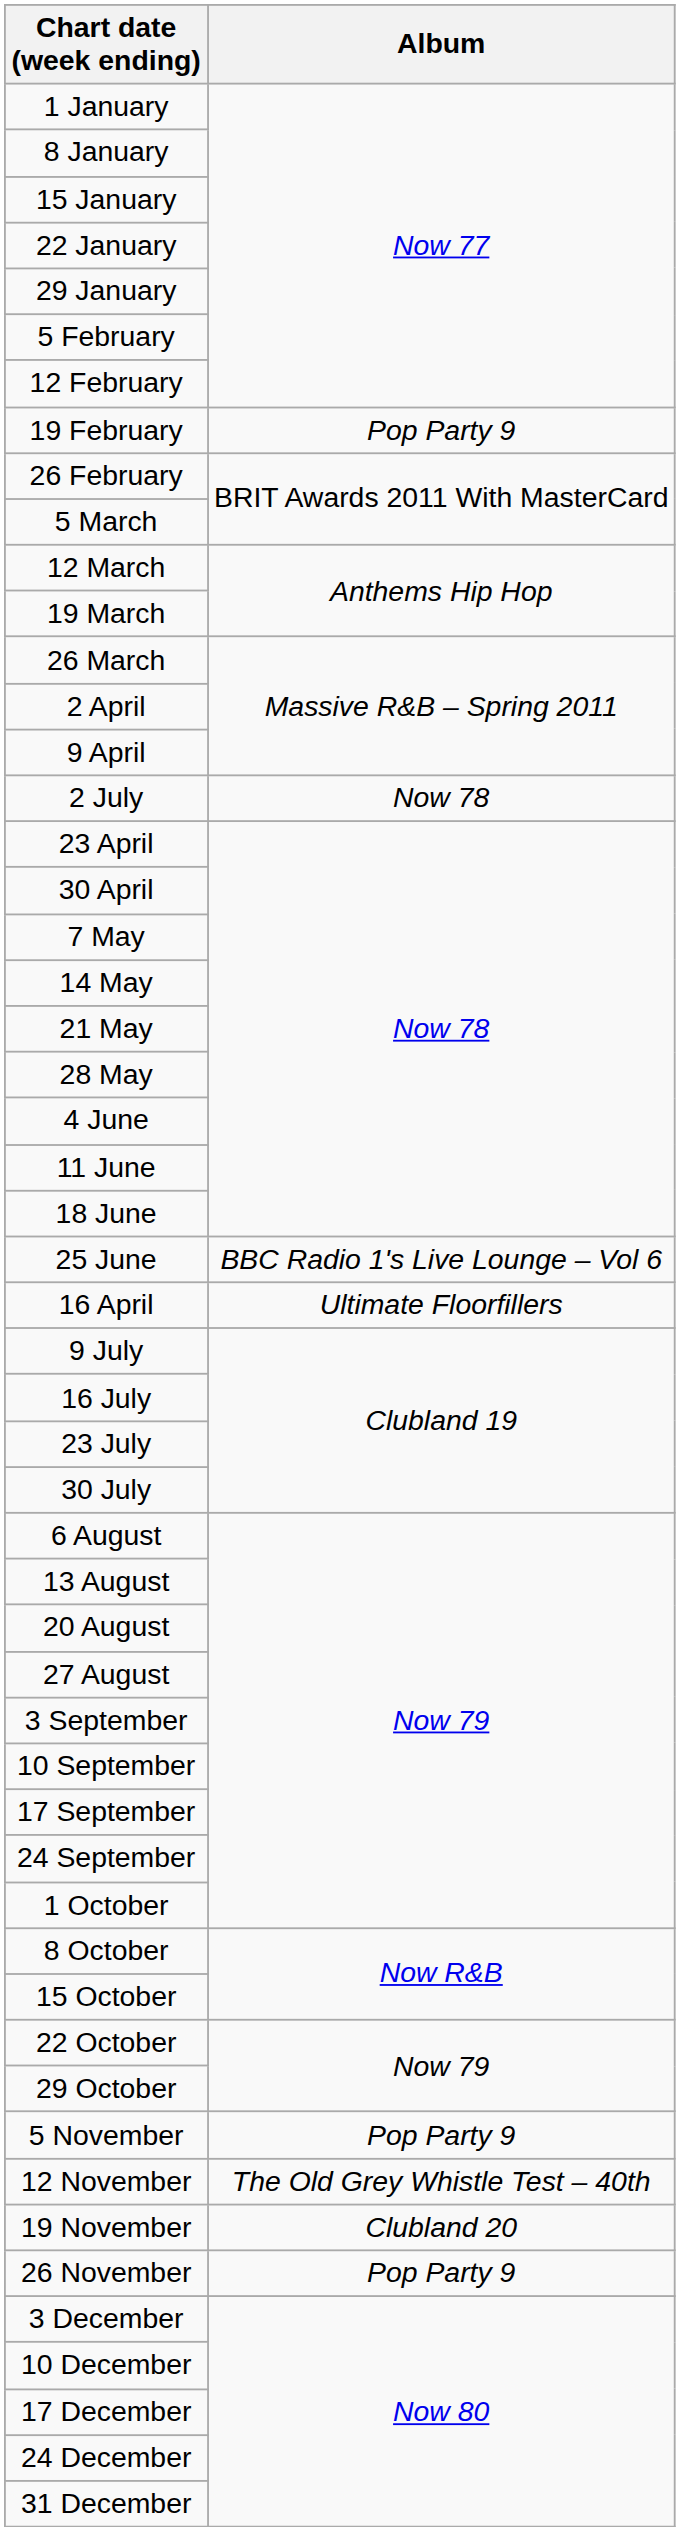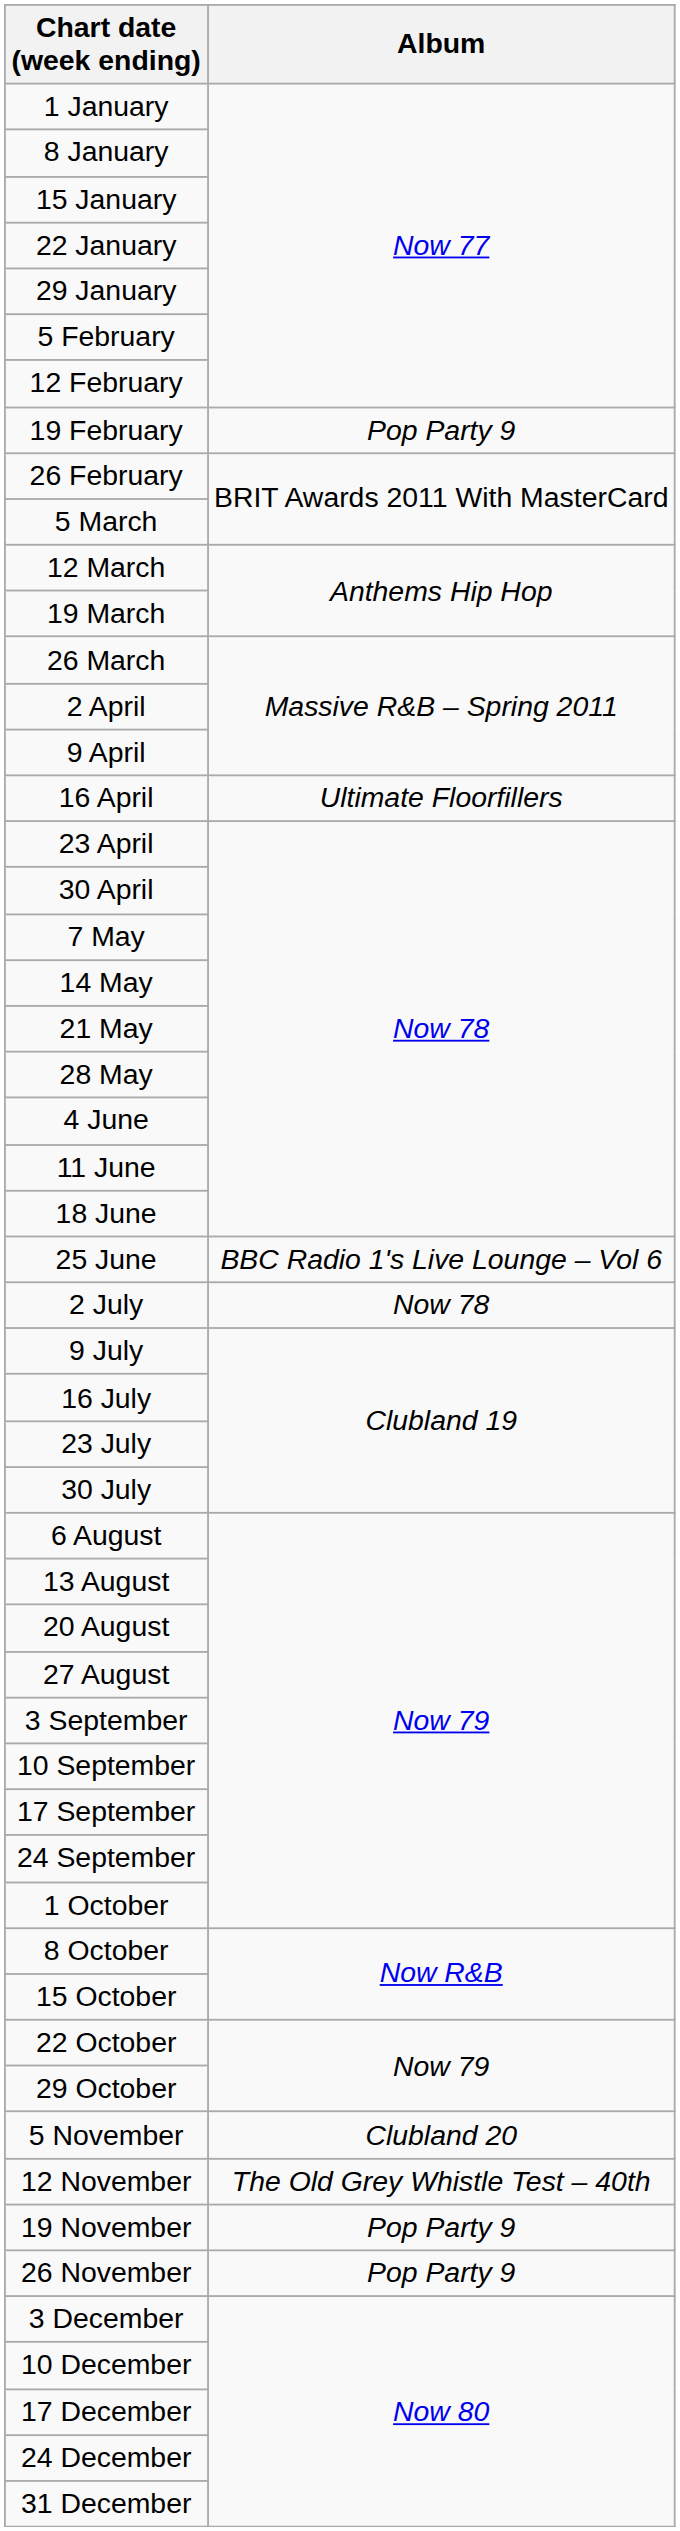rows swapped: (106, 1304) <-> (106, 797)
(441, 2134) Pop Party 9 -> (441, 2134) Clubland 20
(441, 2226) Clubland 20 -> (441, 2226) Pop Party 9
